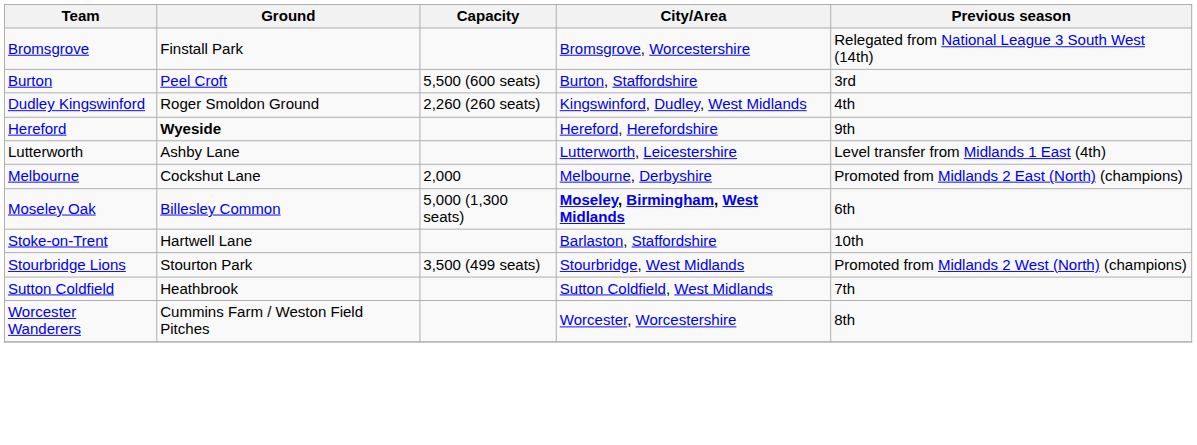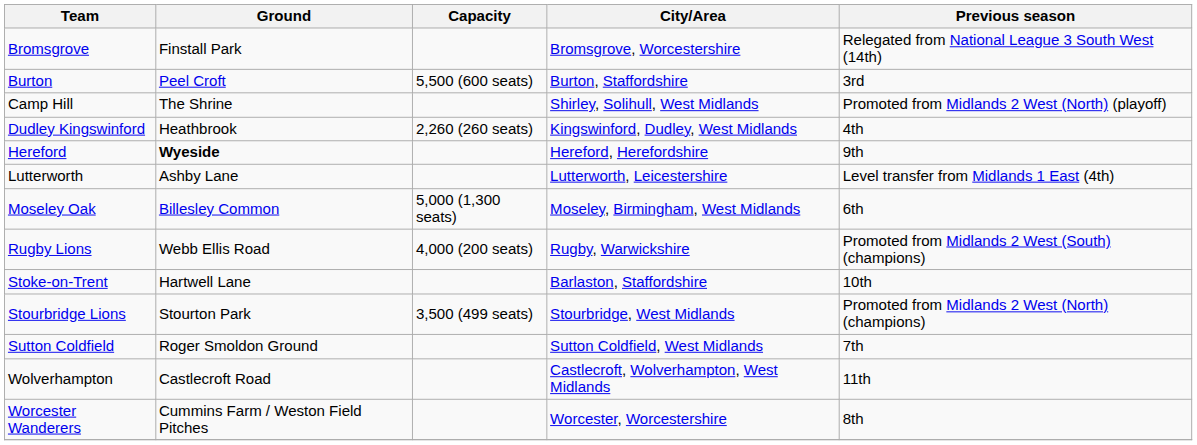+ row: (41, 104)
(240, 104) Roger Smoldon Ground -> (198, 128) Heathbrook
- row: (43, 176)
(659, 208) bold -> (675, 208) normal
+ row: (50, 249)
(199, 288) Heathbrook -> (238, 346) Roger Smoldon Ground
+ row: (60, 378)
